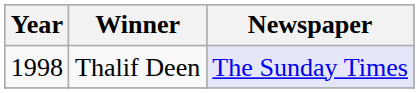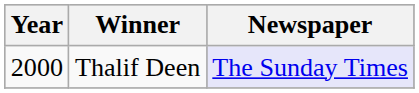(37, 66) 1998 -> (37, 66) 2000
